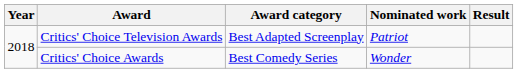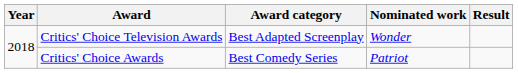(389, 36) Patriot -> (391, 36) Wonder
(391, 57) Wonder -> (389, 57) Patriot
